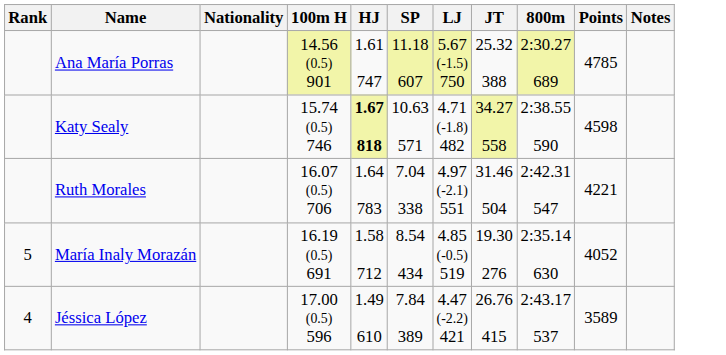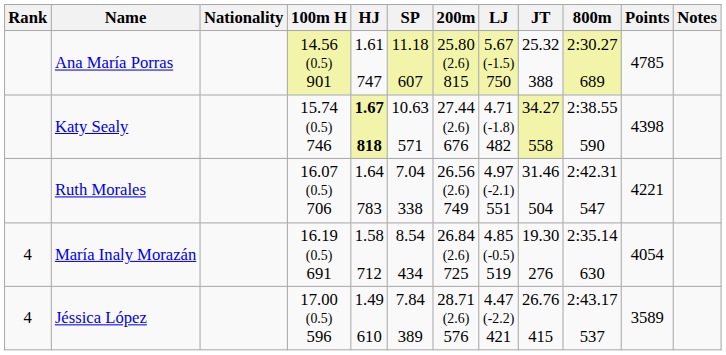+ column: (456, 17)
(601, 126) 4598 -> (647, 126) 4398
(28, 254) 5 -> (28, 254) 4
(601, 254) 4052 -> (647, 254) 4054
